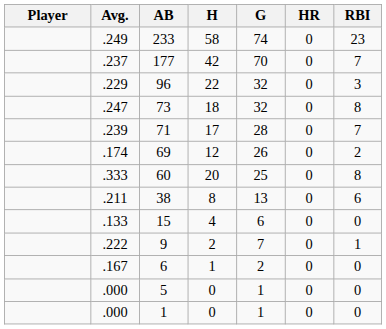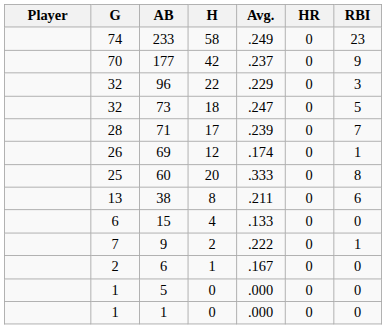columns swapped: (261, 15) <-> (115, 15)
(358, 61) 7 -> (358, 61) 9
(358, 107) 8 -> (358, 107) 5
(358, 152) 2 -> (358, 152) 1
